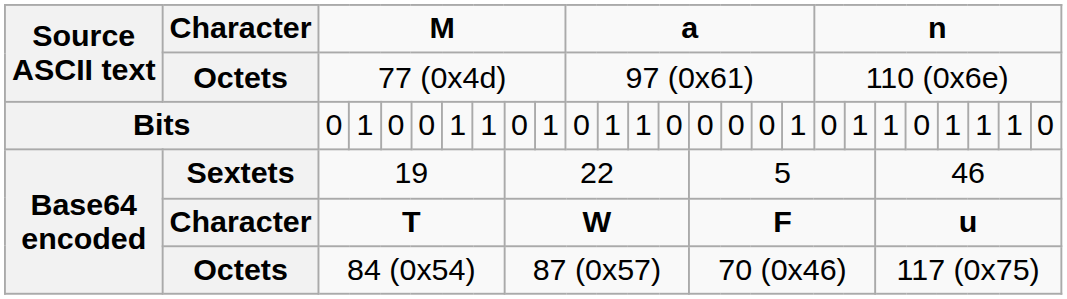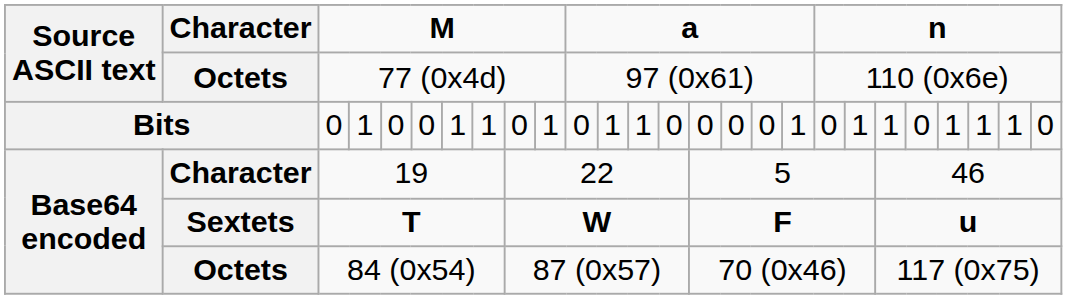(241, 173) Sextets -> (241, 173) Character
(241, 221) Character -> (241, 221) Sextets
